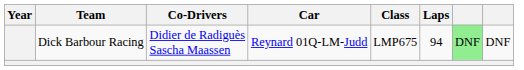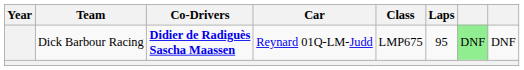(197, 42) normal -> (200, 42) bold
(436, 42) 94 -> (441, 42) 95
